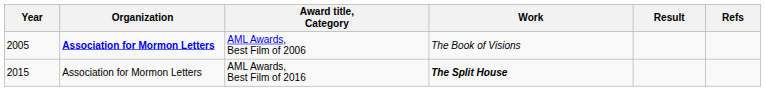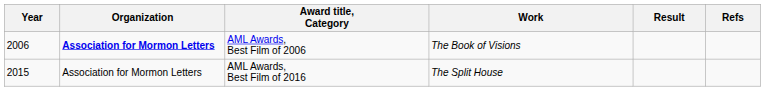(18, 45) 2005 -> (18, 45) 2006
(469, 72) bold -> (467, 72) normal
